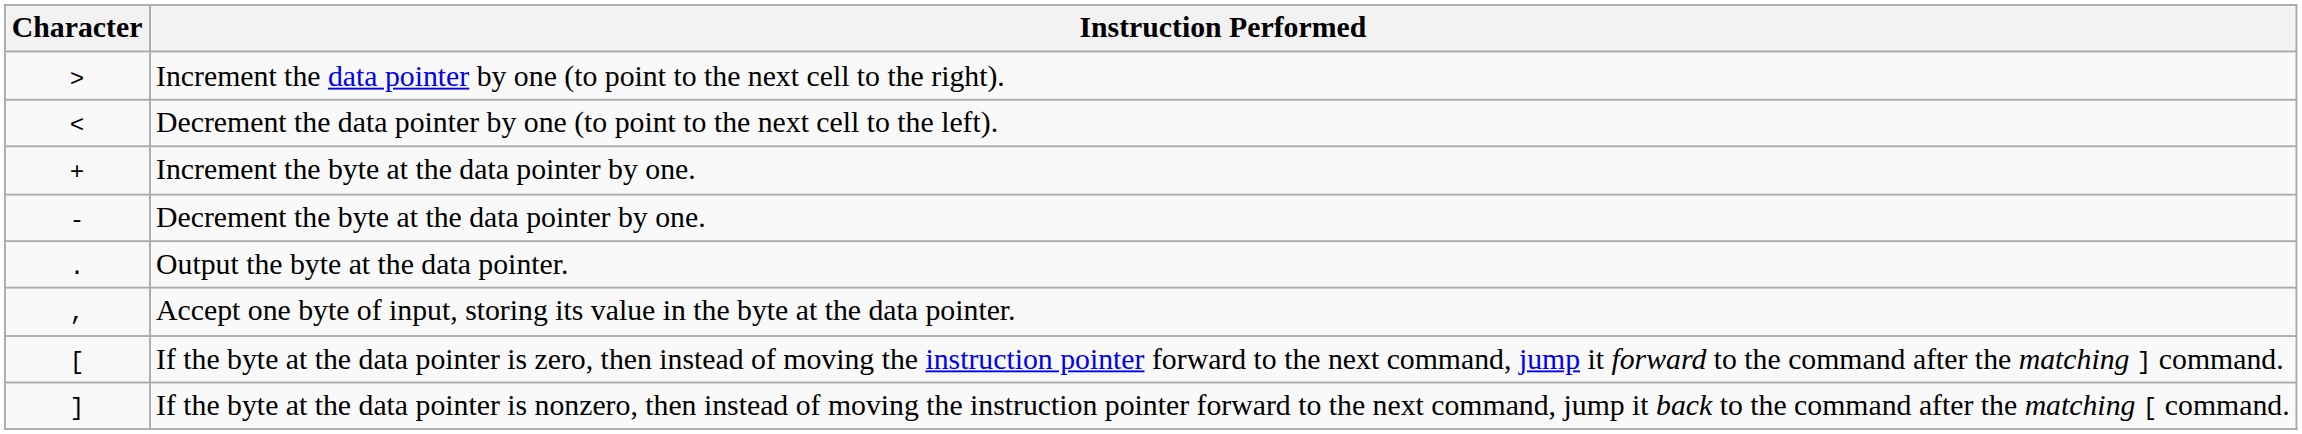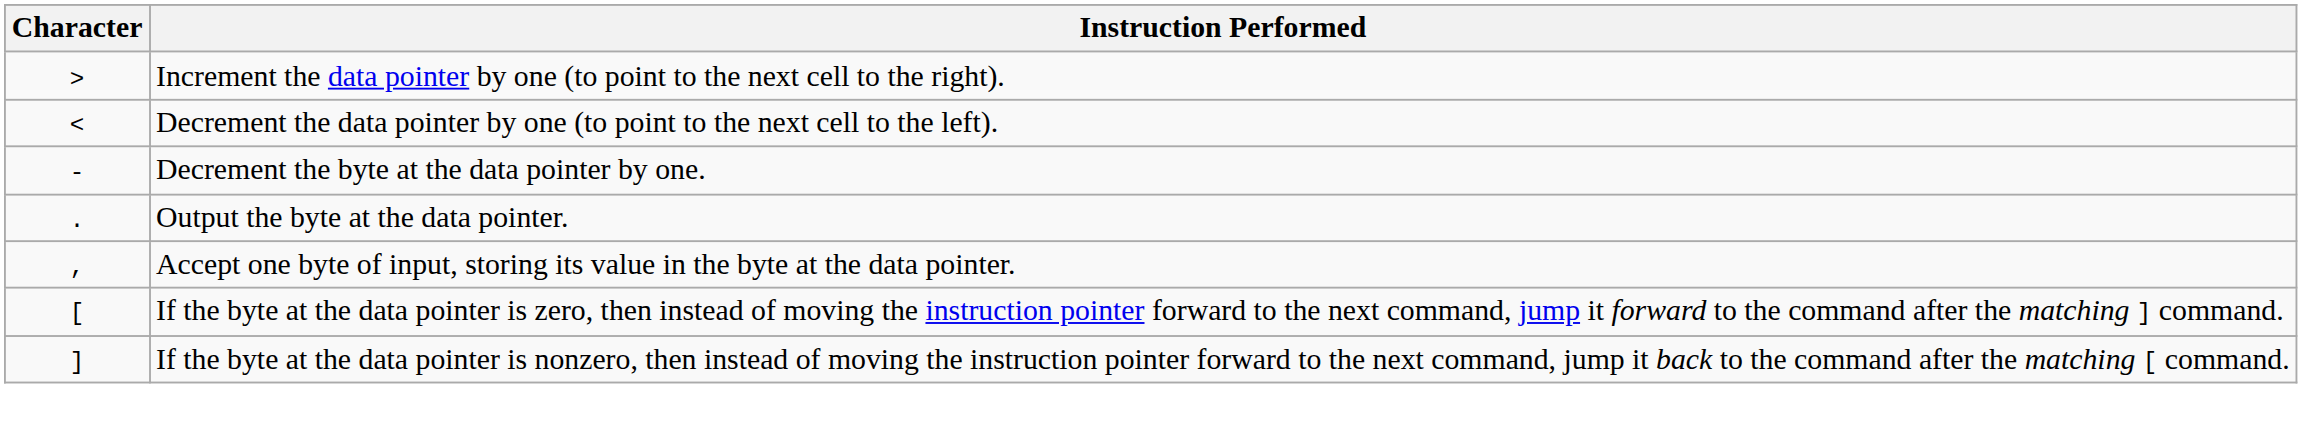- row: (426, 169)
